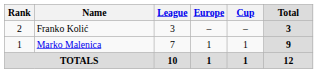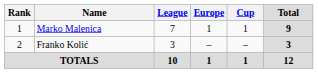rows swapped: (69, 44) <-> (62, 28)
